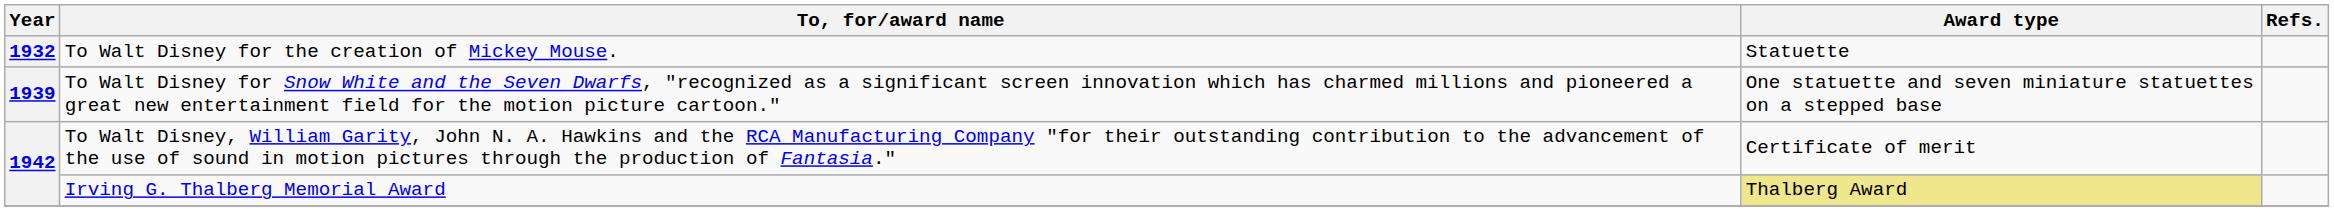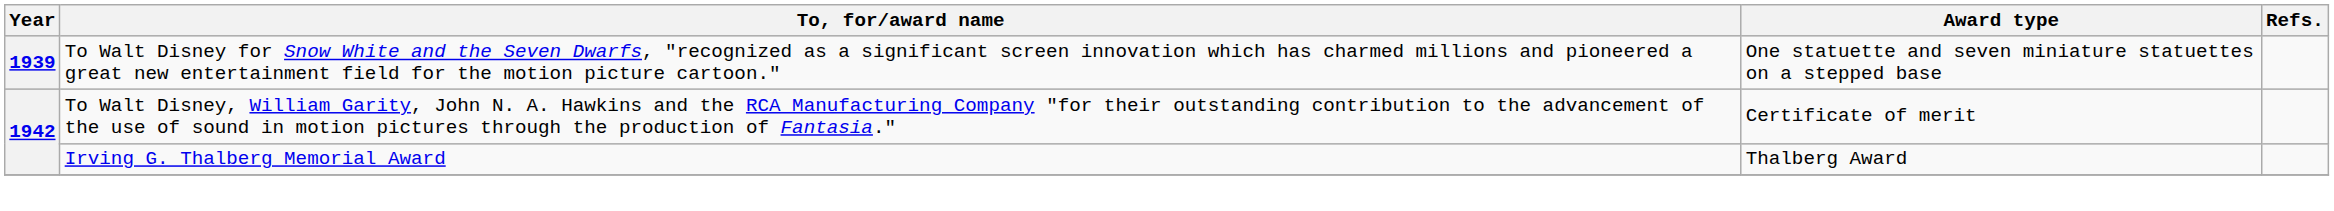- row: (342, 52)
(1826, 190) khaki background -> (1826, 159) no background
